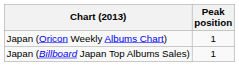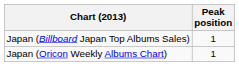rows swapped: (87, 38) <-> (98, 54)
